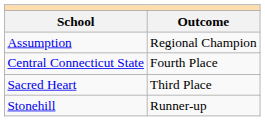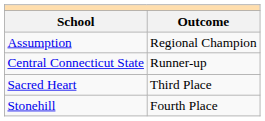(184, 63) Fourth Place -> (178, 63) Runner-up
(178, 105) Runner-up -> (184, 105) Fourth Place
